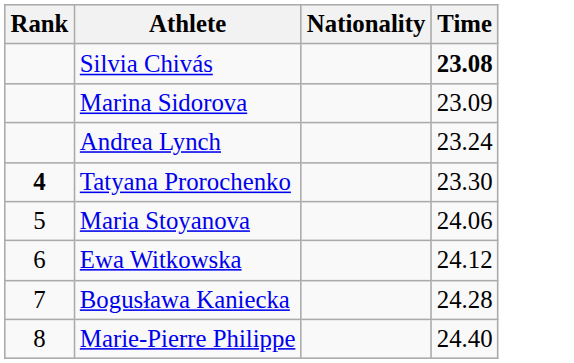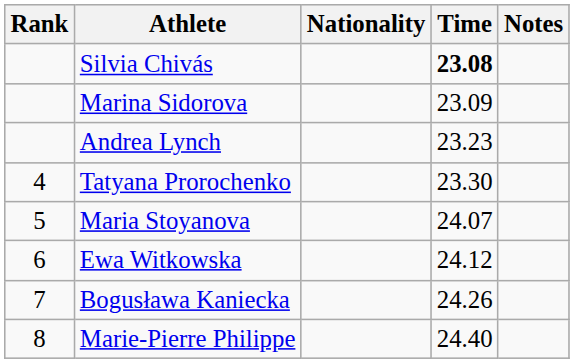+ column: (534, 24)
(465, 142) 23.24 -> (465, 142) 23.23
(39, 181) bold -> (39, 181) normal
(465, 220) 24.06 -> (465, 220) 24.07
(465, 299) 24.28 -> (465, 299) 24.26
